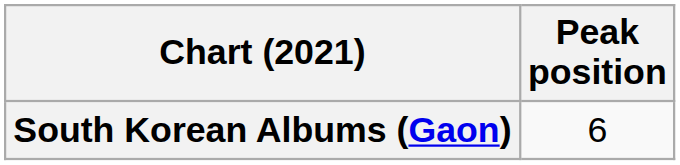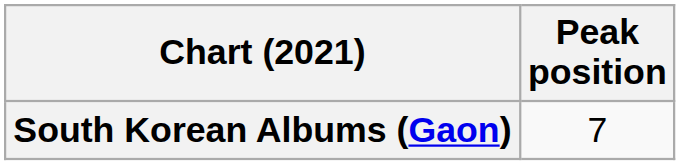(597, 129) 6 -> (597, 129) 7
